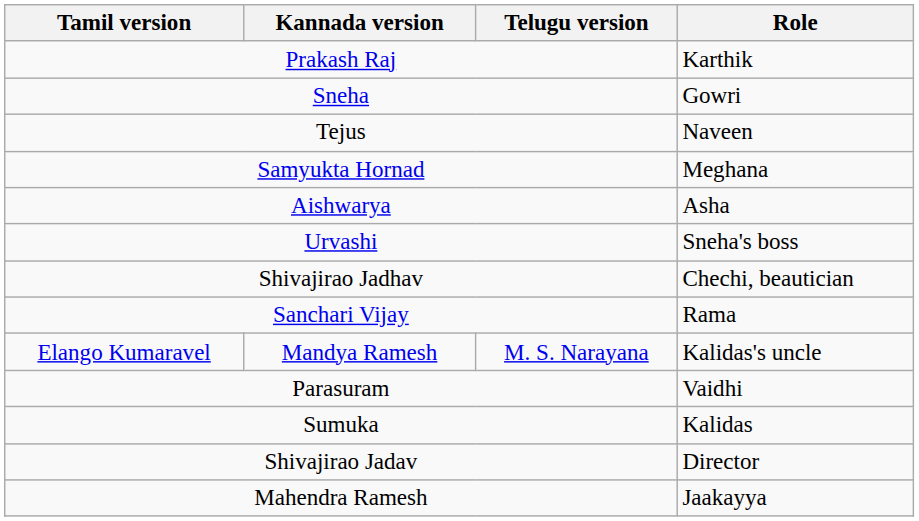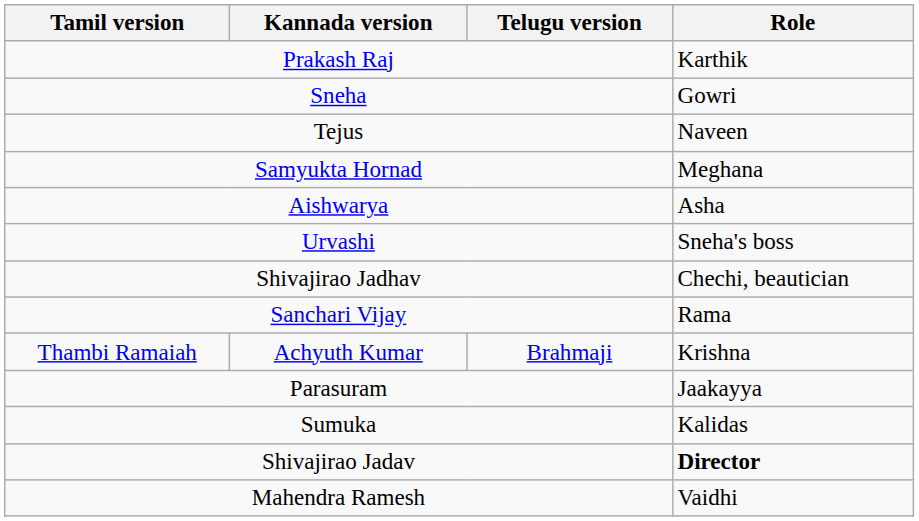- row: (124, 351)
+ row: (117, 351)
(712, 388) Vaidhi -> (720, 388) Jaakayya
(721, 461) normal -> (719, 461) bold
(725, 497) Jaakayya -> (708, 497) Vaidhi
